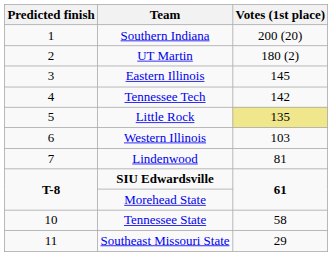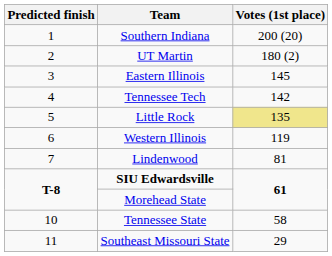(280, 138) 103 -> (280, 138) 119
